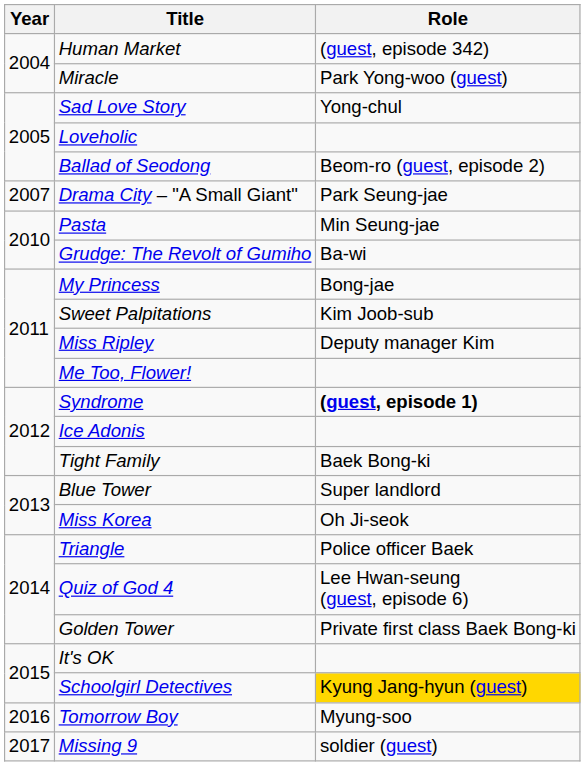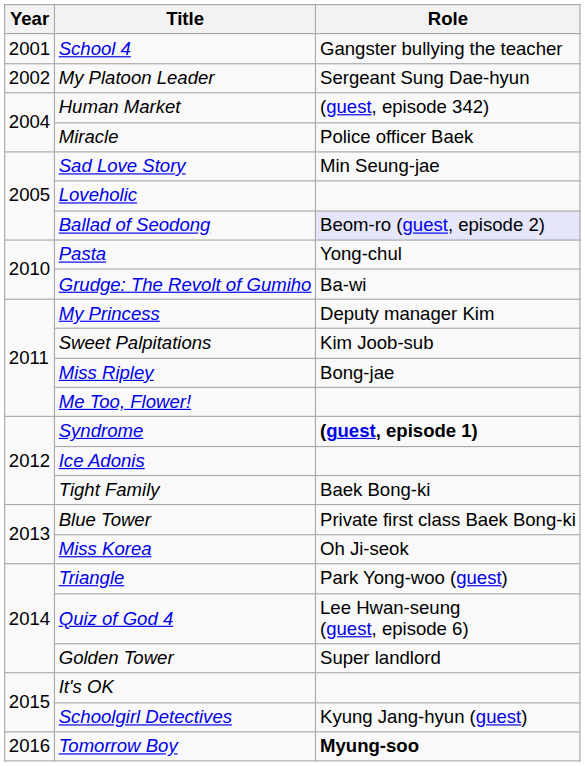+ row: (95, 48)
+ row: (137, 78)
(414, 78) Park Yong-woo (guest) -> (397, 136) Police officer Baek
(361, 107) Yong-chul -> (380, 166) Min Seung-jae
(432, 166) no background -> (432, 225) lavender background
- row: (178, 195)
(380, 225) Min Seung-jae -> (361, 254) Yong-chul
(357, 284) Bong-jae -> (407, 313) Deputy manager Kim
(407, 343) Deputy manager Kim -> (357, 372) Bong-jae
(380, 490) Super landlord -> (448, 519) Private first class Baek Bong-ki
(397, 549) Police officer Baek -> (414, 578) Park Yong-woo (guest)
(448, 628) Private first class Baek Bong-ki -> (380, 658) Super landlord
(424, 687) gold background -> (424, 717) no background
(366, 717) normal -> (369, 746) bold
- row: (98, 746)
